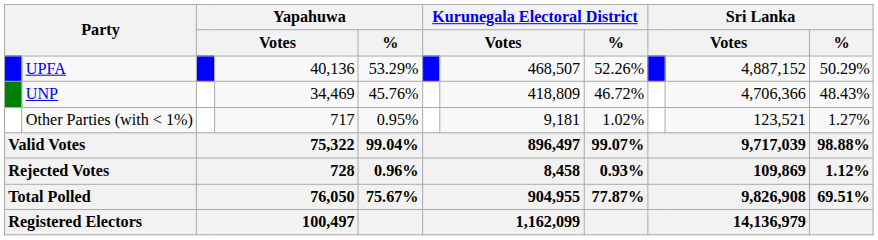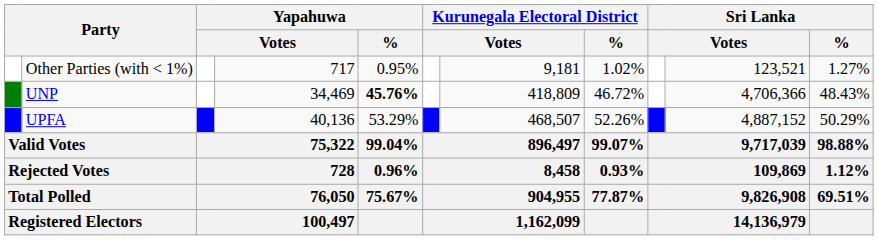rows swapped: (46, 68) <-> (109, 119)
(394, 94) normal -> (392, 94) bold
